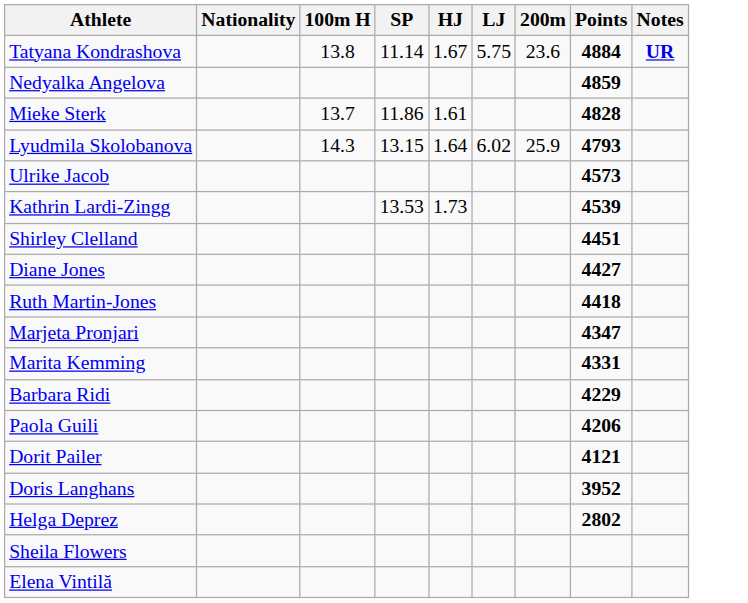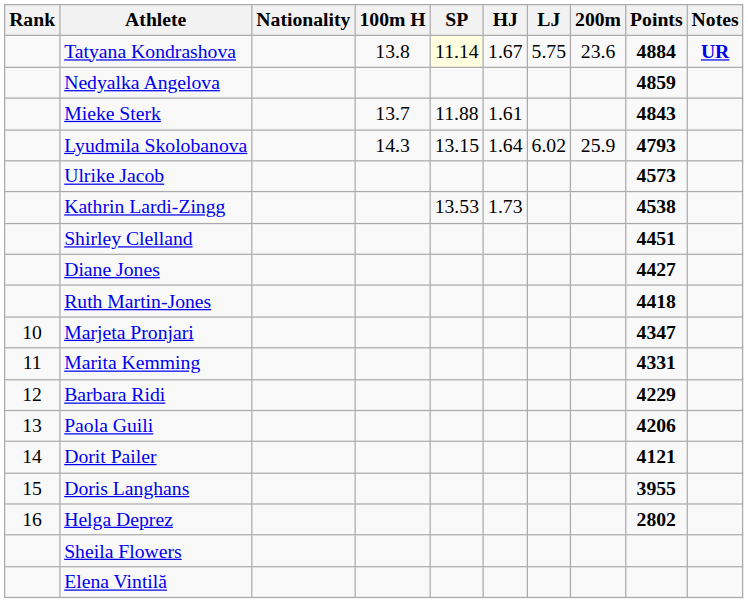+ column: (32, 20)
(402, 51) no background -> (457, 51) lightyellow background
(402, 113) 11.86 -> (457, 113) 11.88
(601, 113) 4828 -> (656, 113) 4843
(601, 207) 4539 -> (656, 207) 4538
(601, 488) 3952 -> (656, 488) 3955
